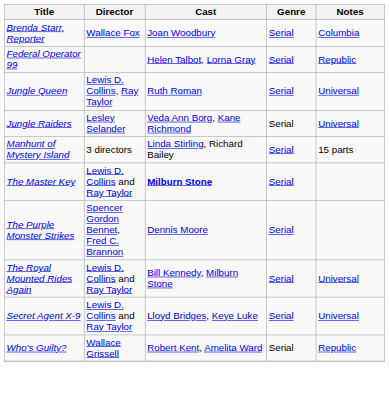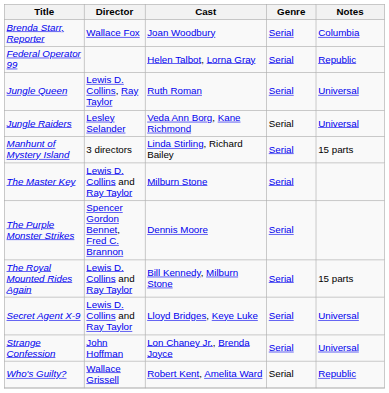(180, 181) bold -> (177, 181) normal
(339, 278) Universal -> (336, 278) 15 parts
+ row: (31, 348)
